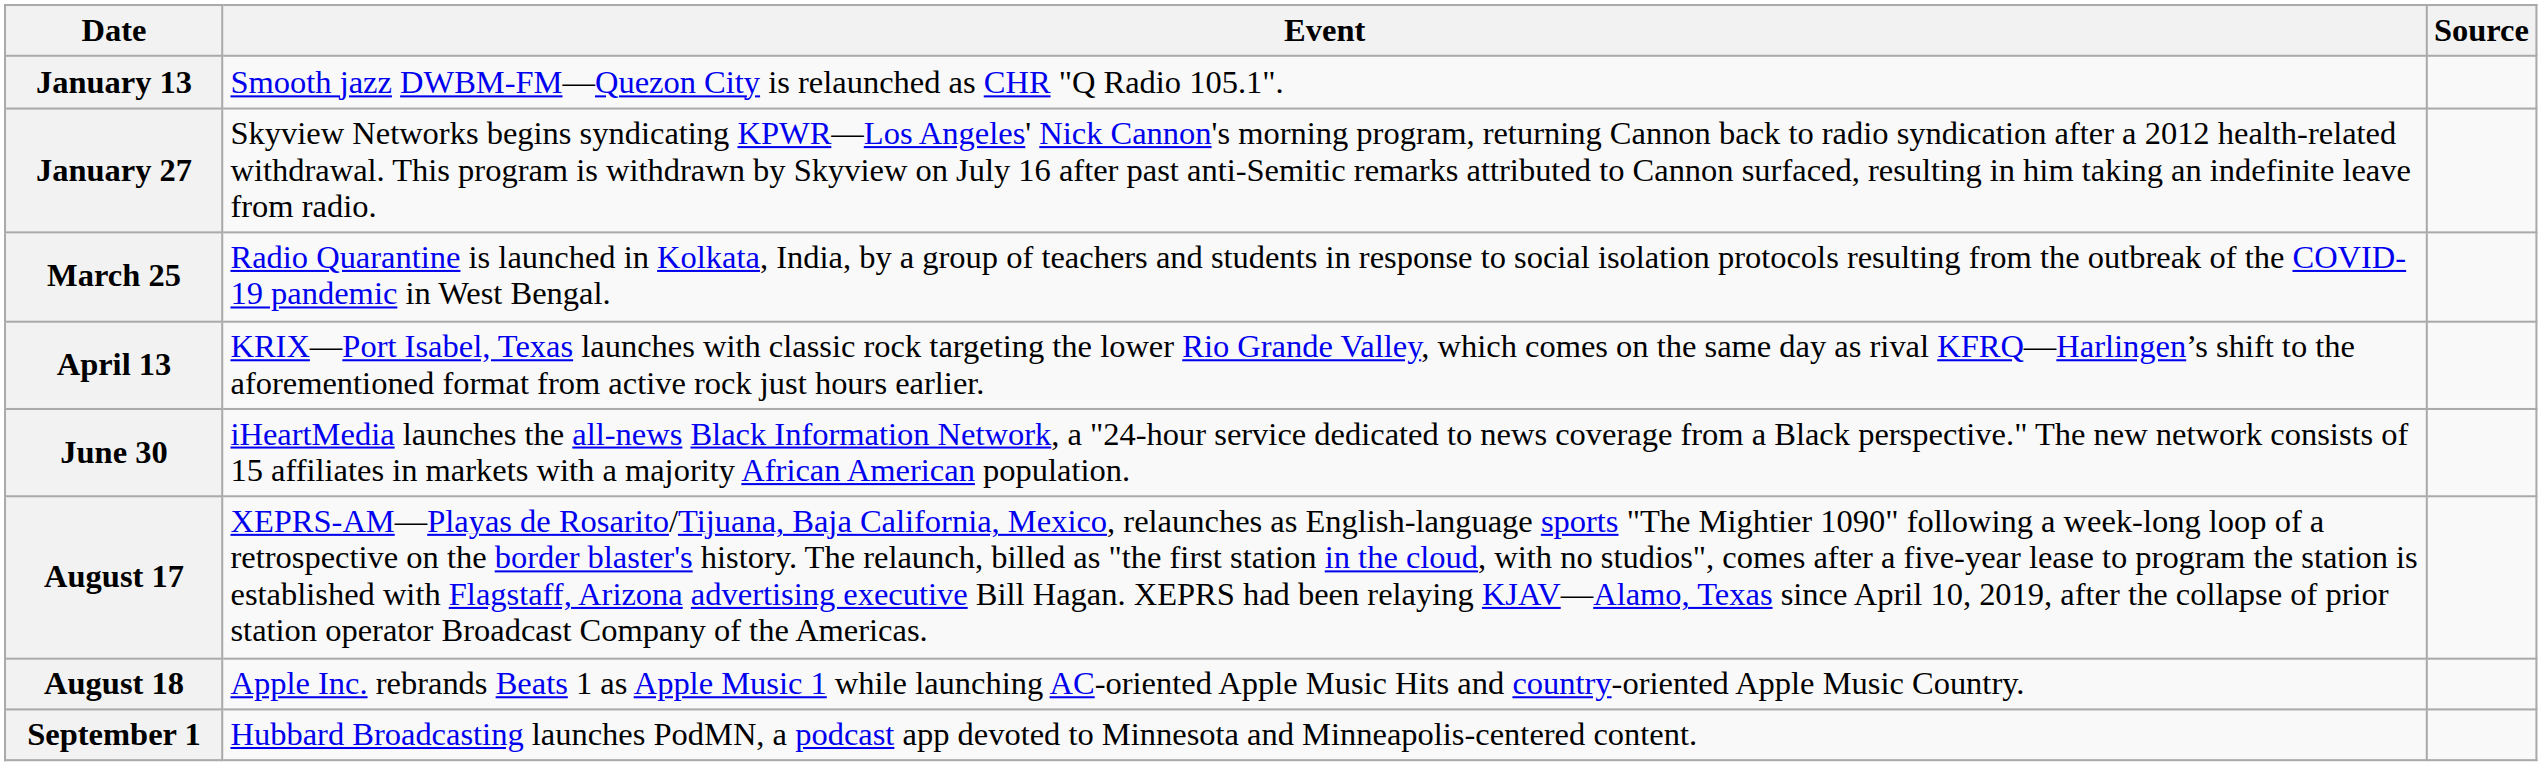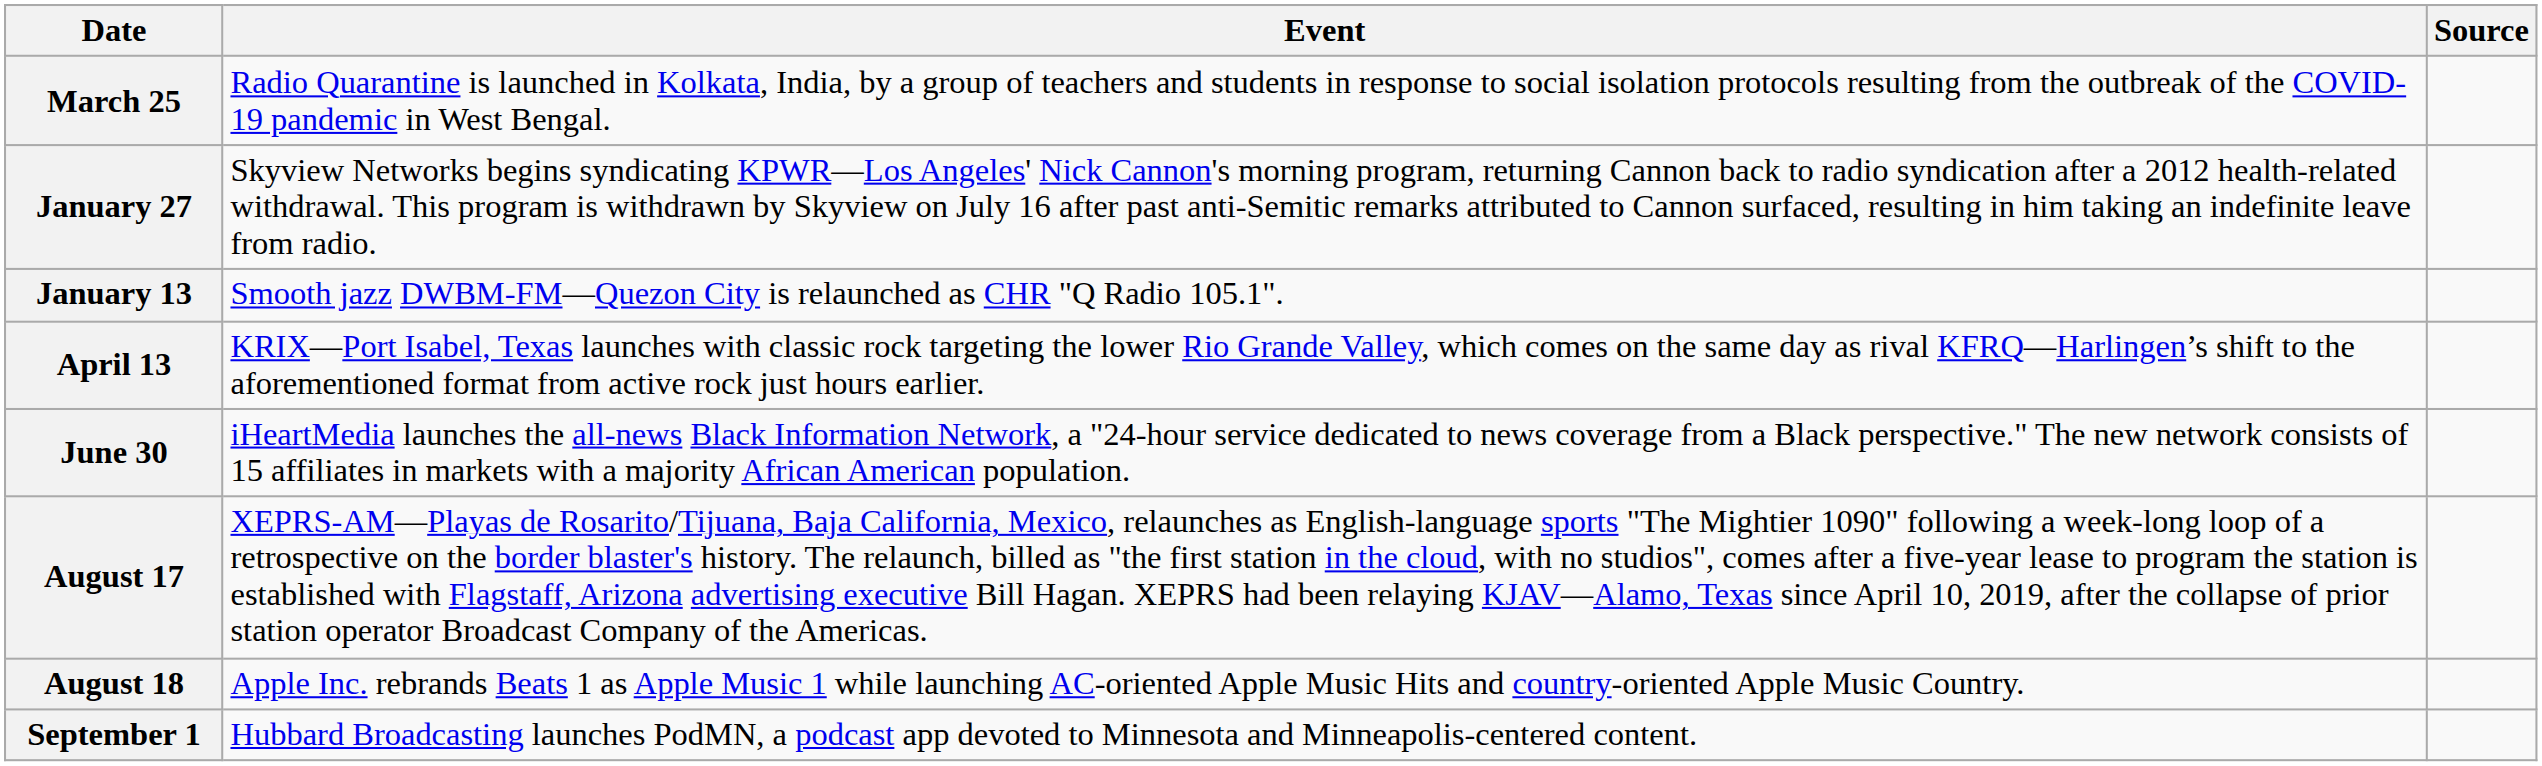rows swapped: (114, 81) <-> (114, 276)
